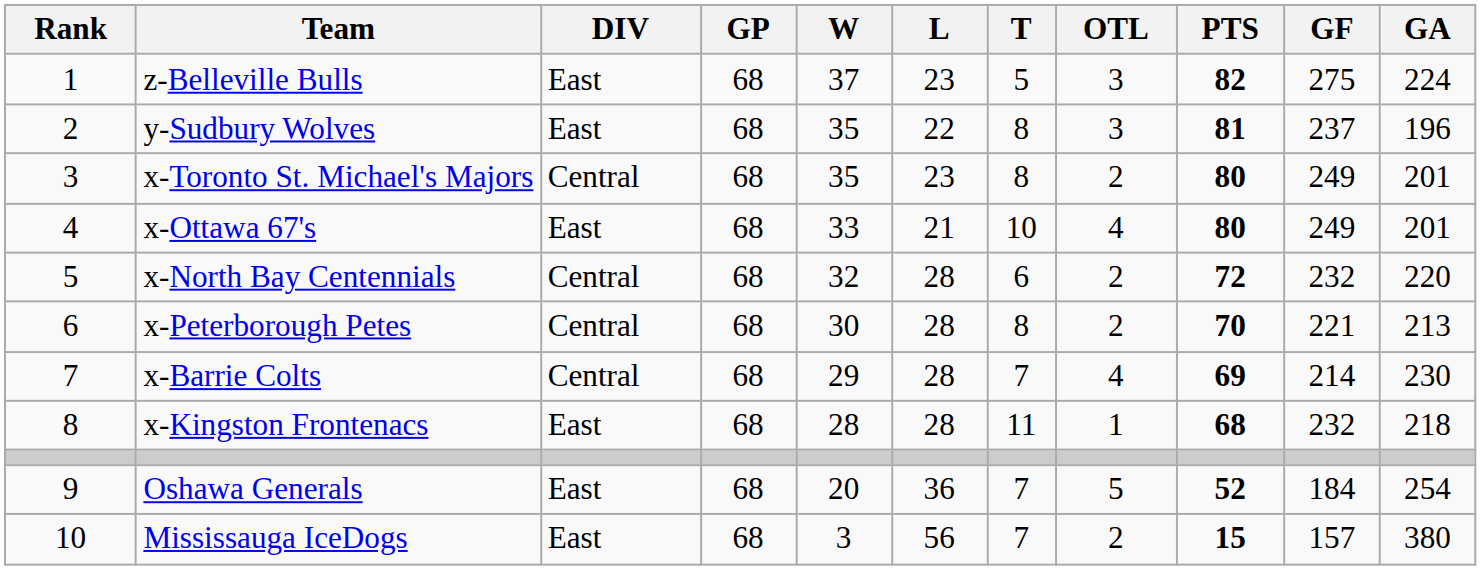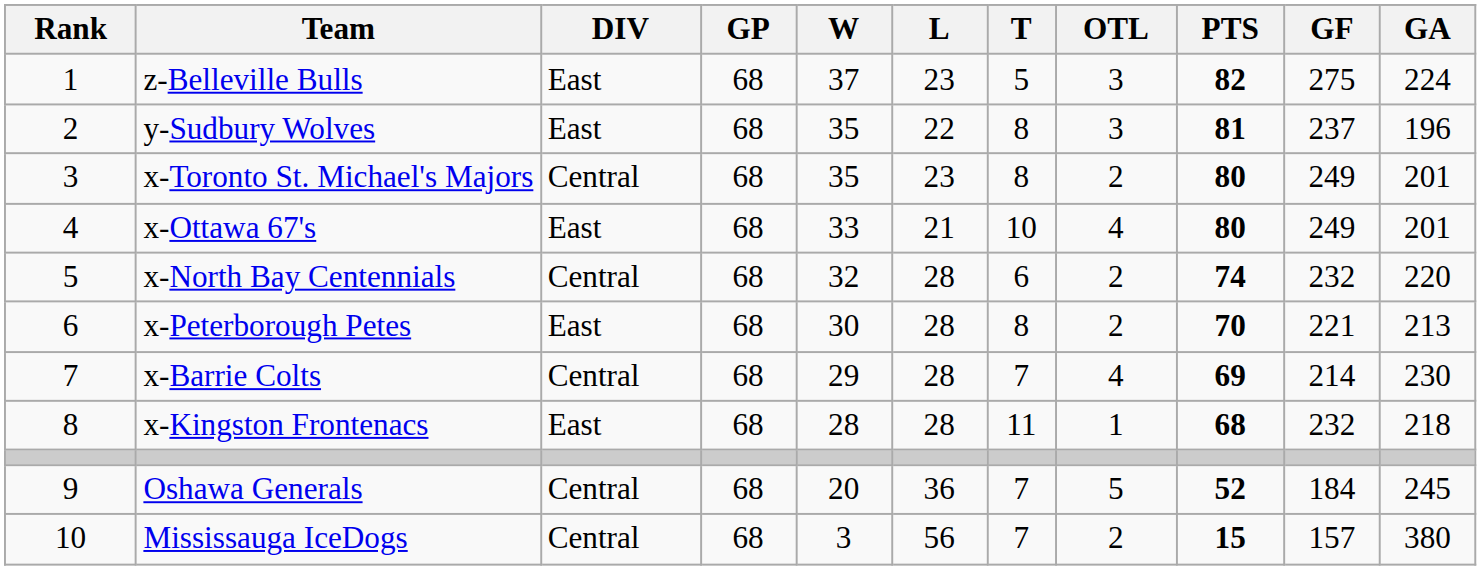(1230, 276) 72 -> (1230, 276) 74
(594, 326) Central -> (575, 326) East
(575, 488) East -> (594, 488) Central
(1427, 488) 254 -> (1427, 488) 245
(575, 538) East -> (594, 538) Central
